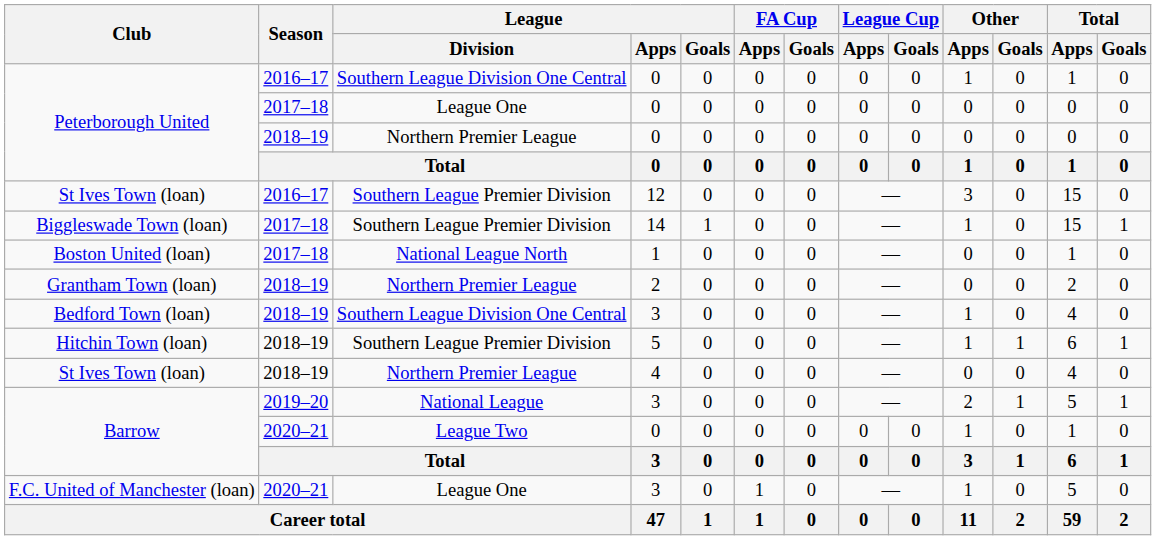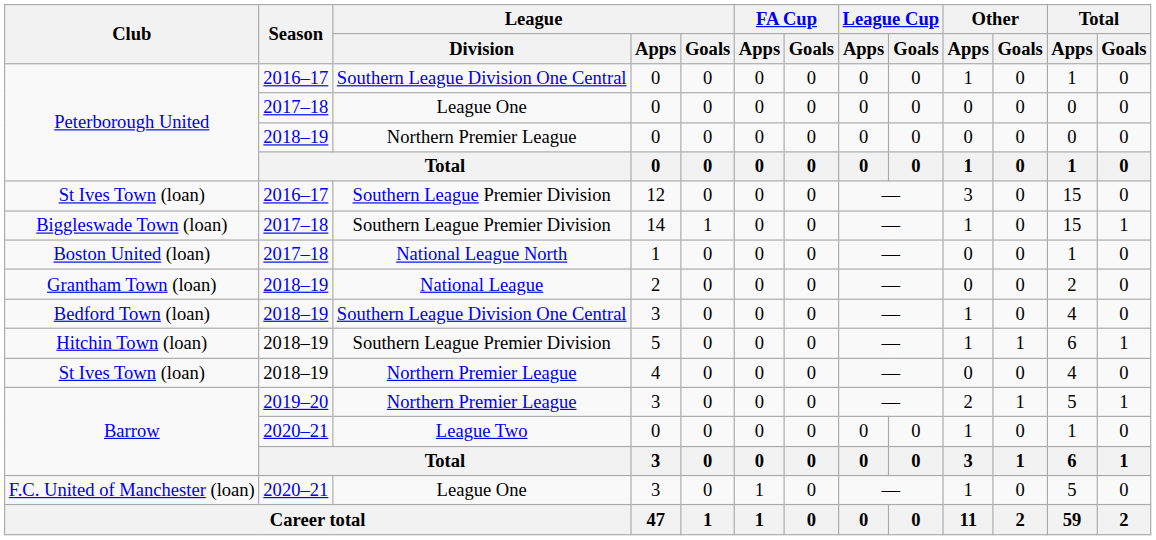(482, 284) Northern Premier League -> (482, 284) National League
(482, 401) National League -> (482, 401) Northern Premier League
